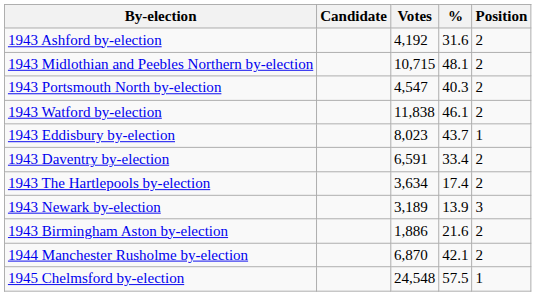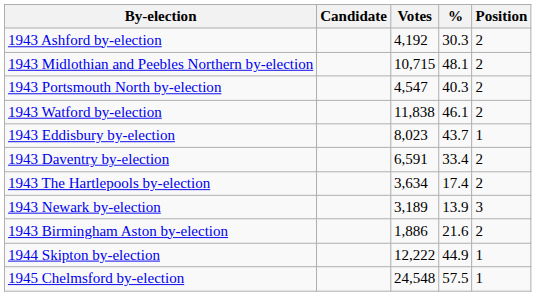(455, 40) 31.6 -> (455, 40) 30.3
+ row: (84, 254)
- row: (128, 254)
